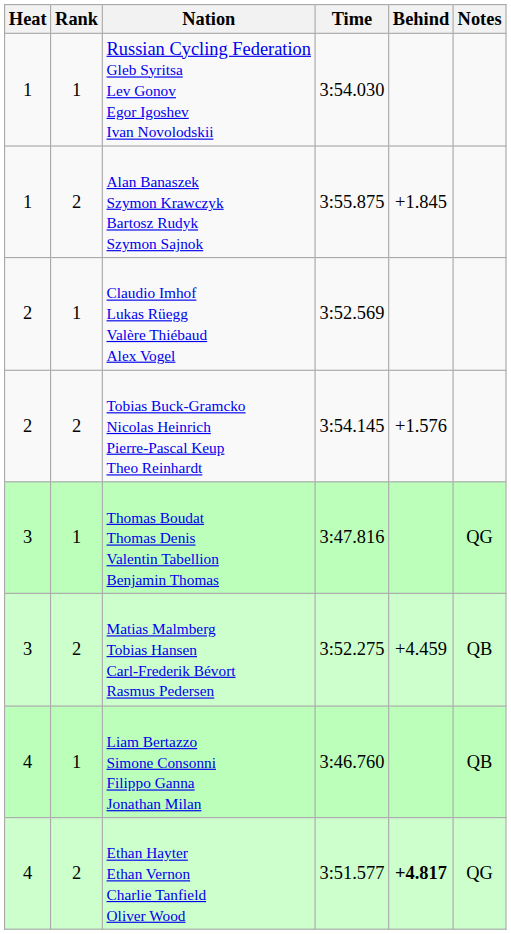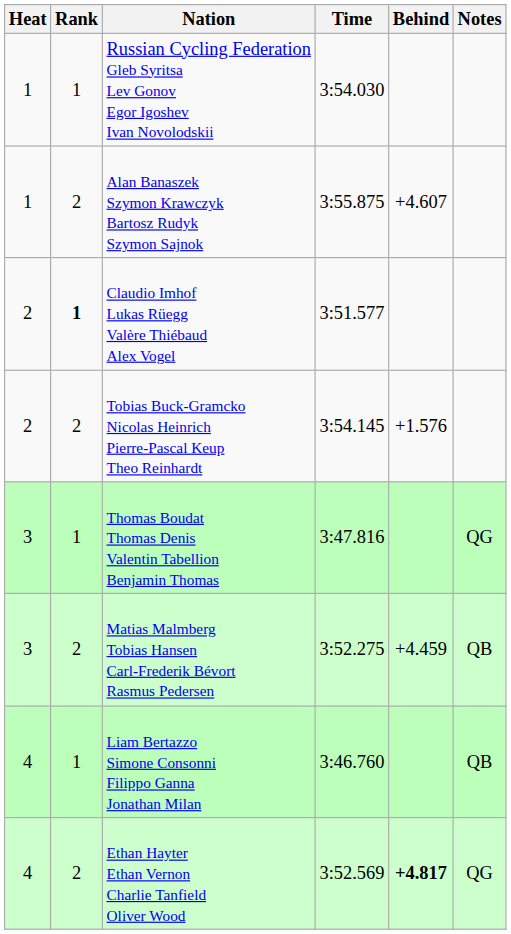(421, 201) +1.845 -> (421, 201) +4.607
(77, 313) normal -> (77, 313) bold
(352, 313) 3:52.569 -> (352, 313) 3:51.577
(352, 873) 3:51.577 -> (352, 873) 3:52.569
